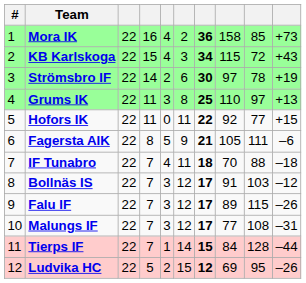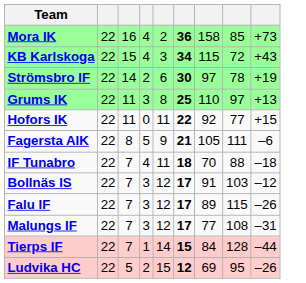- column: (15, 15)
